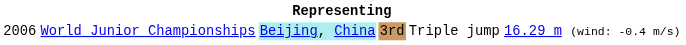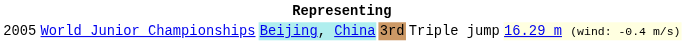(20, 31) 2006 -> (20, 31) 2005
(592, 31) no background -> (592, 31) lightyellow background
